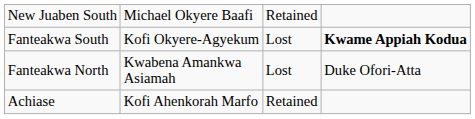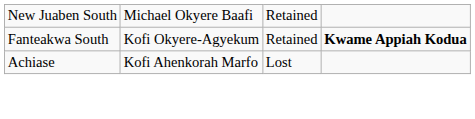(279, 39) Lost -> (292, 39) Retained
- row: (58, 70)
(292, 101) Retained -> (279, 62) Lost
